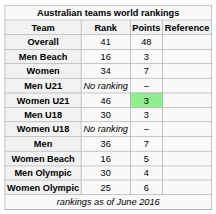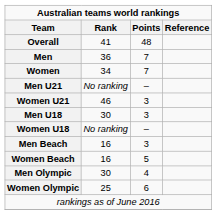rows swapped: (43, 144) <-> (43, 56)
(146, 100) lightgreen background -> (146, 100) no background
